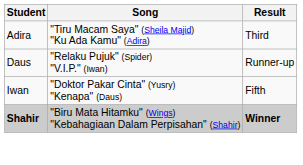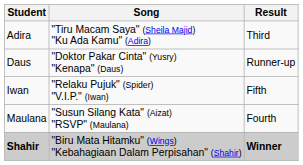(101, 63) "Relaku Pujuk" (Spider) "V.I.P." (Iwan) -> (114, 63) "Doktor Pakar Cinta" (Yusry) "Kenapa" (Daus)
(113, 91) "Doktor Pakar Cinta" (Yusry) "Kenapa" (Daus) -> (102, 91) "Relaku Pujuk" (Spider) "V.I.P." (Iwan)
+ row: (27, 119)
